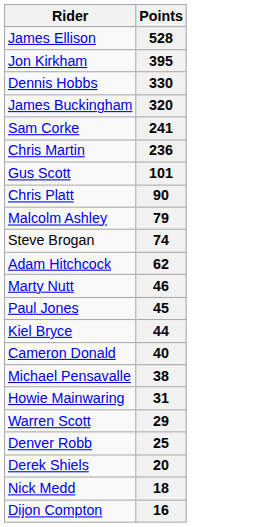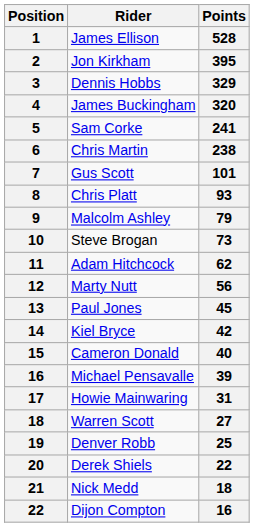+ column: (36, 15)
(161, 83) 330 -> (224, 83) 329
(161, 150) 236 -> (224, 150) 238
(161, 195) 90 -> (224, 195) 93
(161, 240) 74 -> (224, 240) 73
(161, 285) 46 -> (224, 285) 56
(161, 331) 44 -> (224, 331) 42
(161, 376) 38 -> (224, 376) 39
(161, 421) 29 -> (224, 421) 27
(161, 466) 20 -> (224, 466) 22
